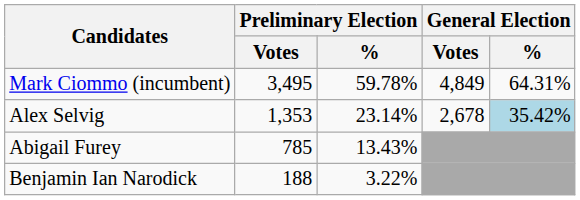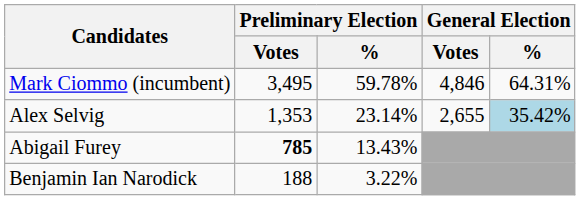(462, 83) 4,849 -> (462, 83) 4,846
(462, 115) 2,678 -> (462, 115) 2,655
(297, 147) normal -> (297, 147) bold
